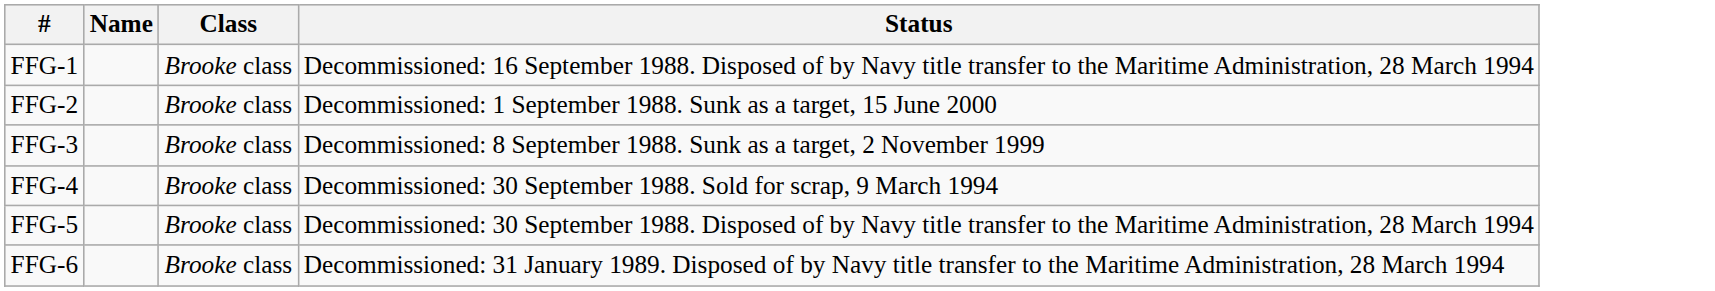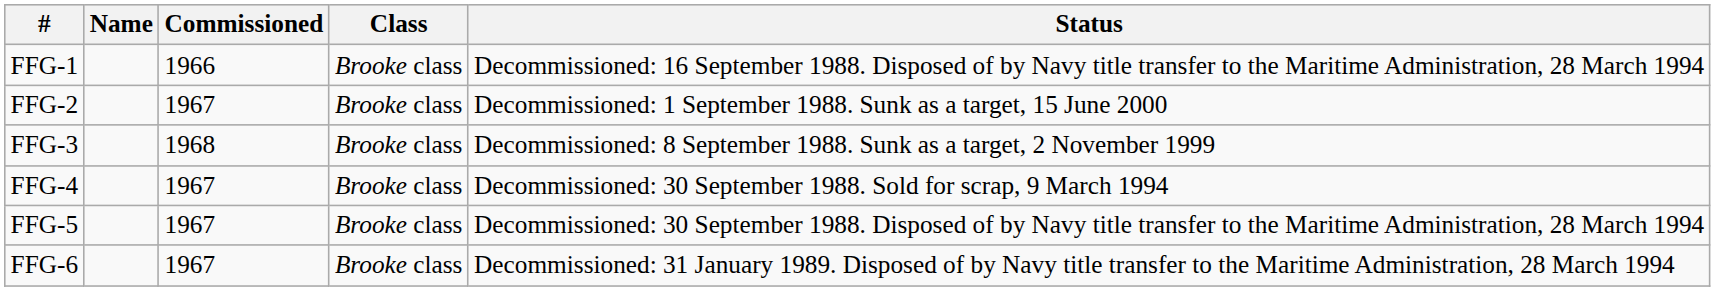+ column: (244, 24)
